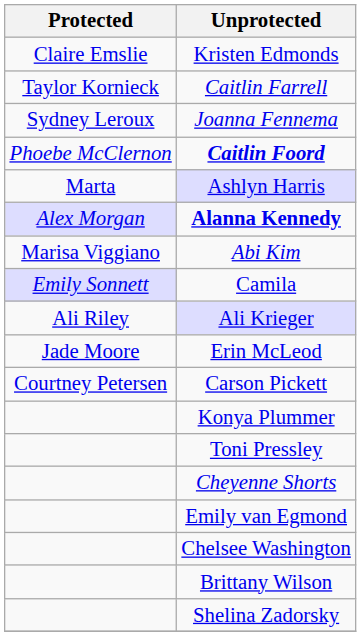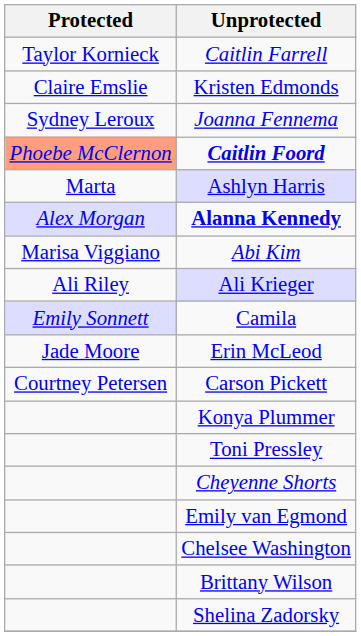rows swapped: (266, 53) <-> (266, 86)
(91, 152) no background -> (91, 152) lightsalmon background
rows swapped: (266, 317) <-> (266, 284)
